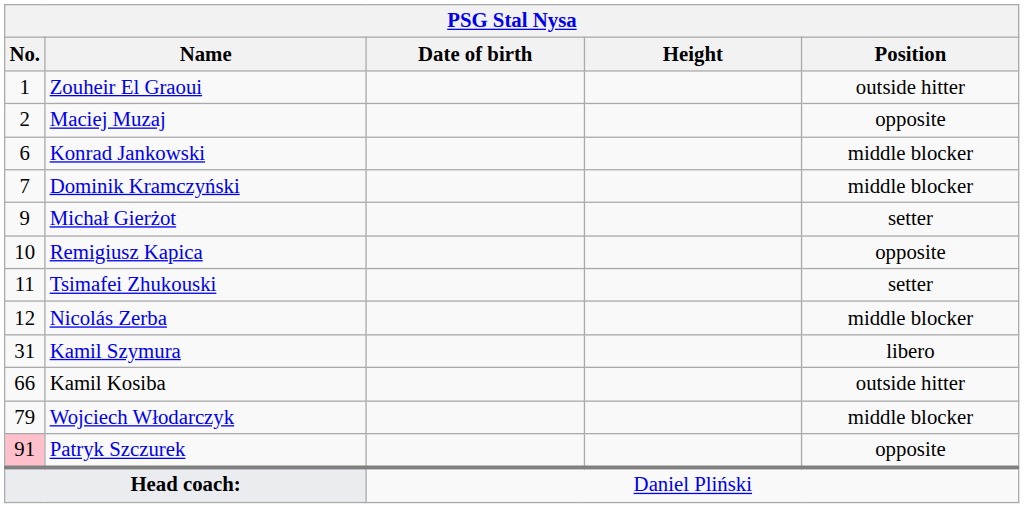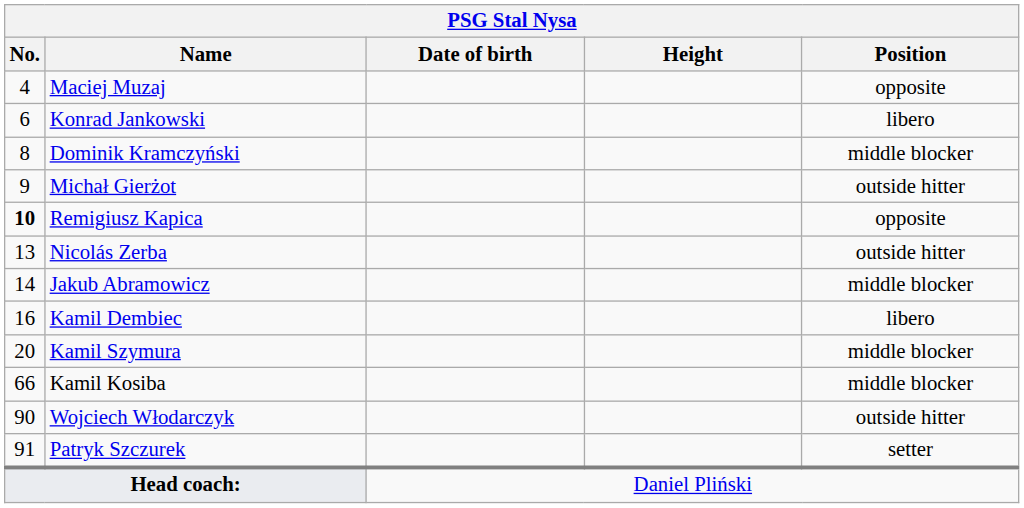- row: (126, 86)
(25, 119) 2 -> (25, 86) 4
(910, 152) middle blocker -> (910, 119) libero
(25, 185) 7 -> (25, 152) 8
(910, 218) setter -> (910, 185) outside hitter
(25, 251) normal -> (25, 218) bold
- row: (133, 284)
(25, 317) 12 -> (25, 251) 13
(910, 317) middle blocker -> (910, 251) outside hitter
+ row: (130, 284)
+ row: (116, 317)
(25, 350) 31 -> (25, 350) 20
(910, 350) libero -> (910, 350) middle blocker
(910, 383) outside hitter -> (910, 383) middle blocker
(25, 416) 79 -> (25, 416) 90
(910, 416) middle blocker -> (910, 416) outside hitter
(25, 449) pink background -> (25, 449) no background
(910, 449) opposite -> (910, 449) setter
